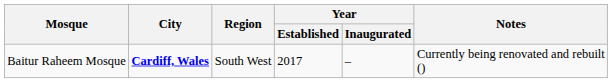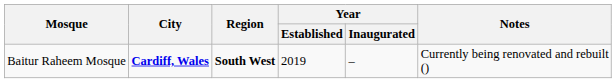(243, 61) normal -> (245, 61) bold
(290, 61) 2017 -> (293, 61) 2019
